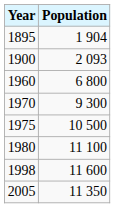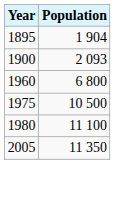- row: (22, 103)
- row: (22, 170)
